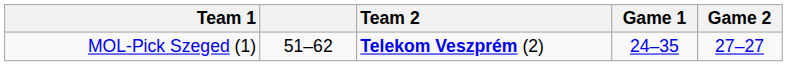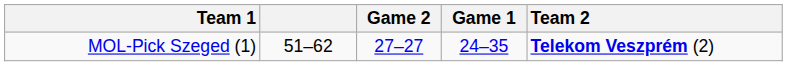columns swapped: (390, 18) <-> (740, 18)
